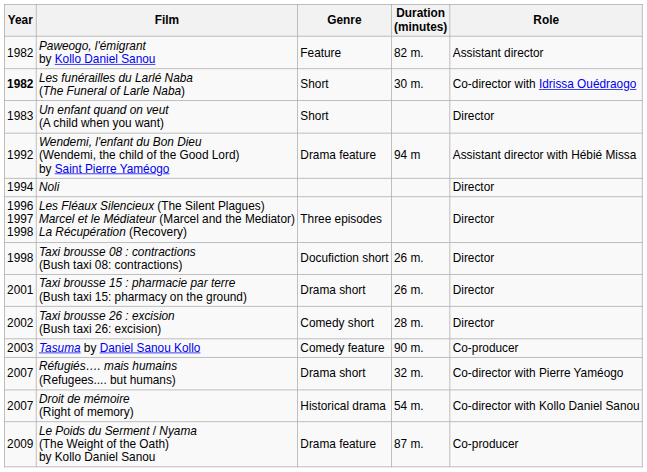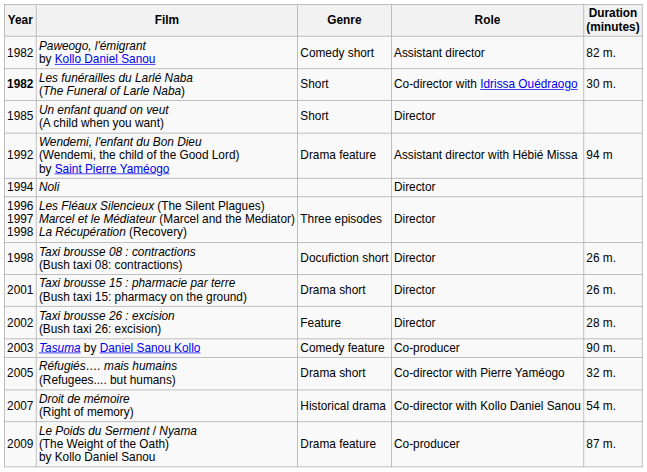columns swapped: (546, 20) <-> (421, 20)
(321, 52) Feature -> (337, 52) Comedy short
(20, 116) 1983 -> (20, 116) 1985
(337, 322) Comedy short -> (321, 322) Feature
(20, 373) 2007 -> (20, 373) 2005
